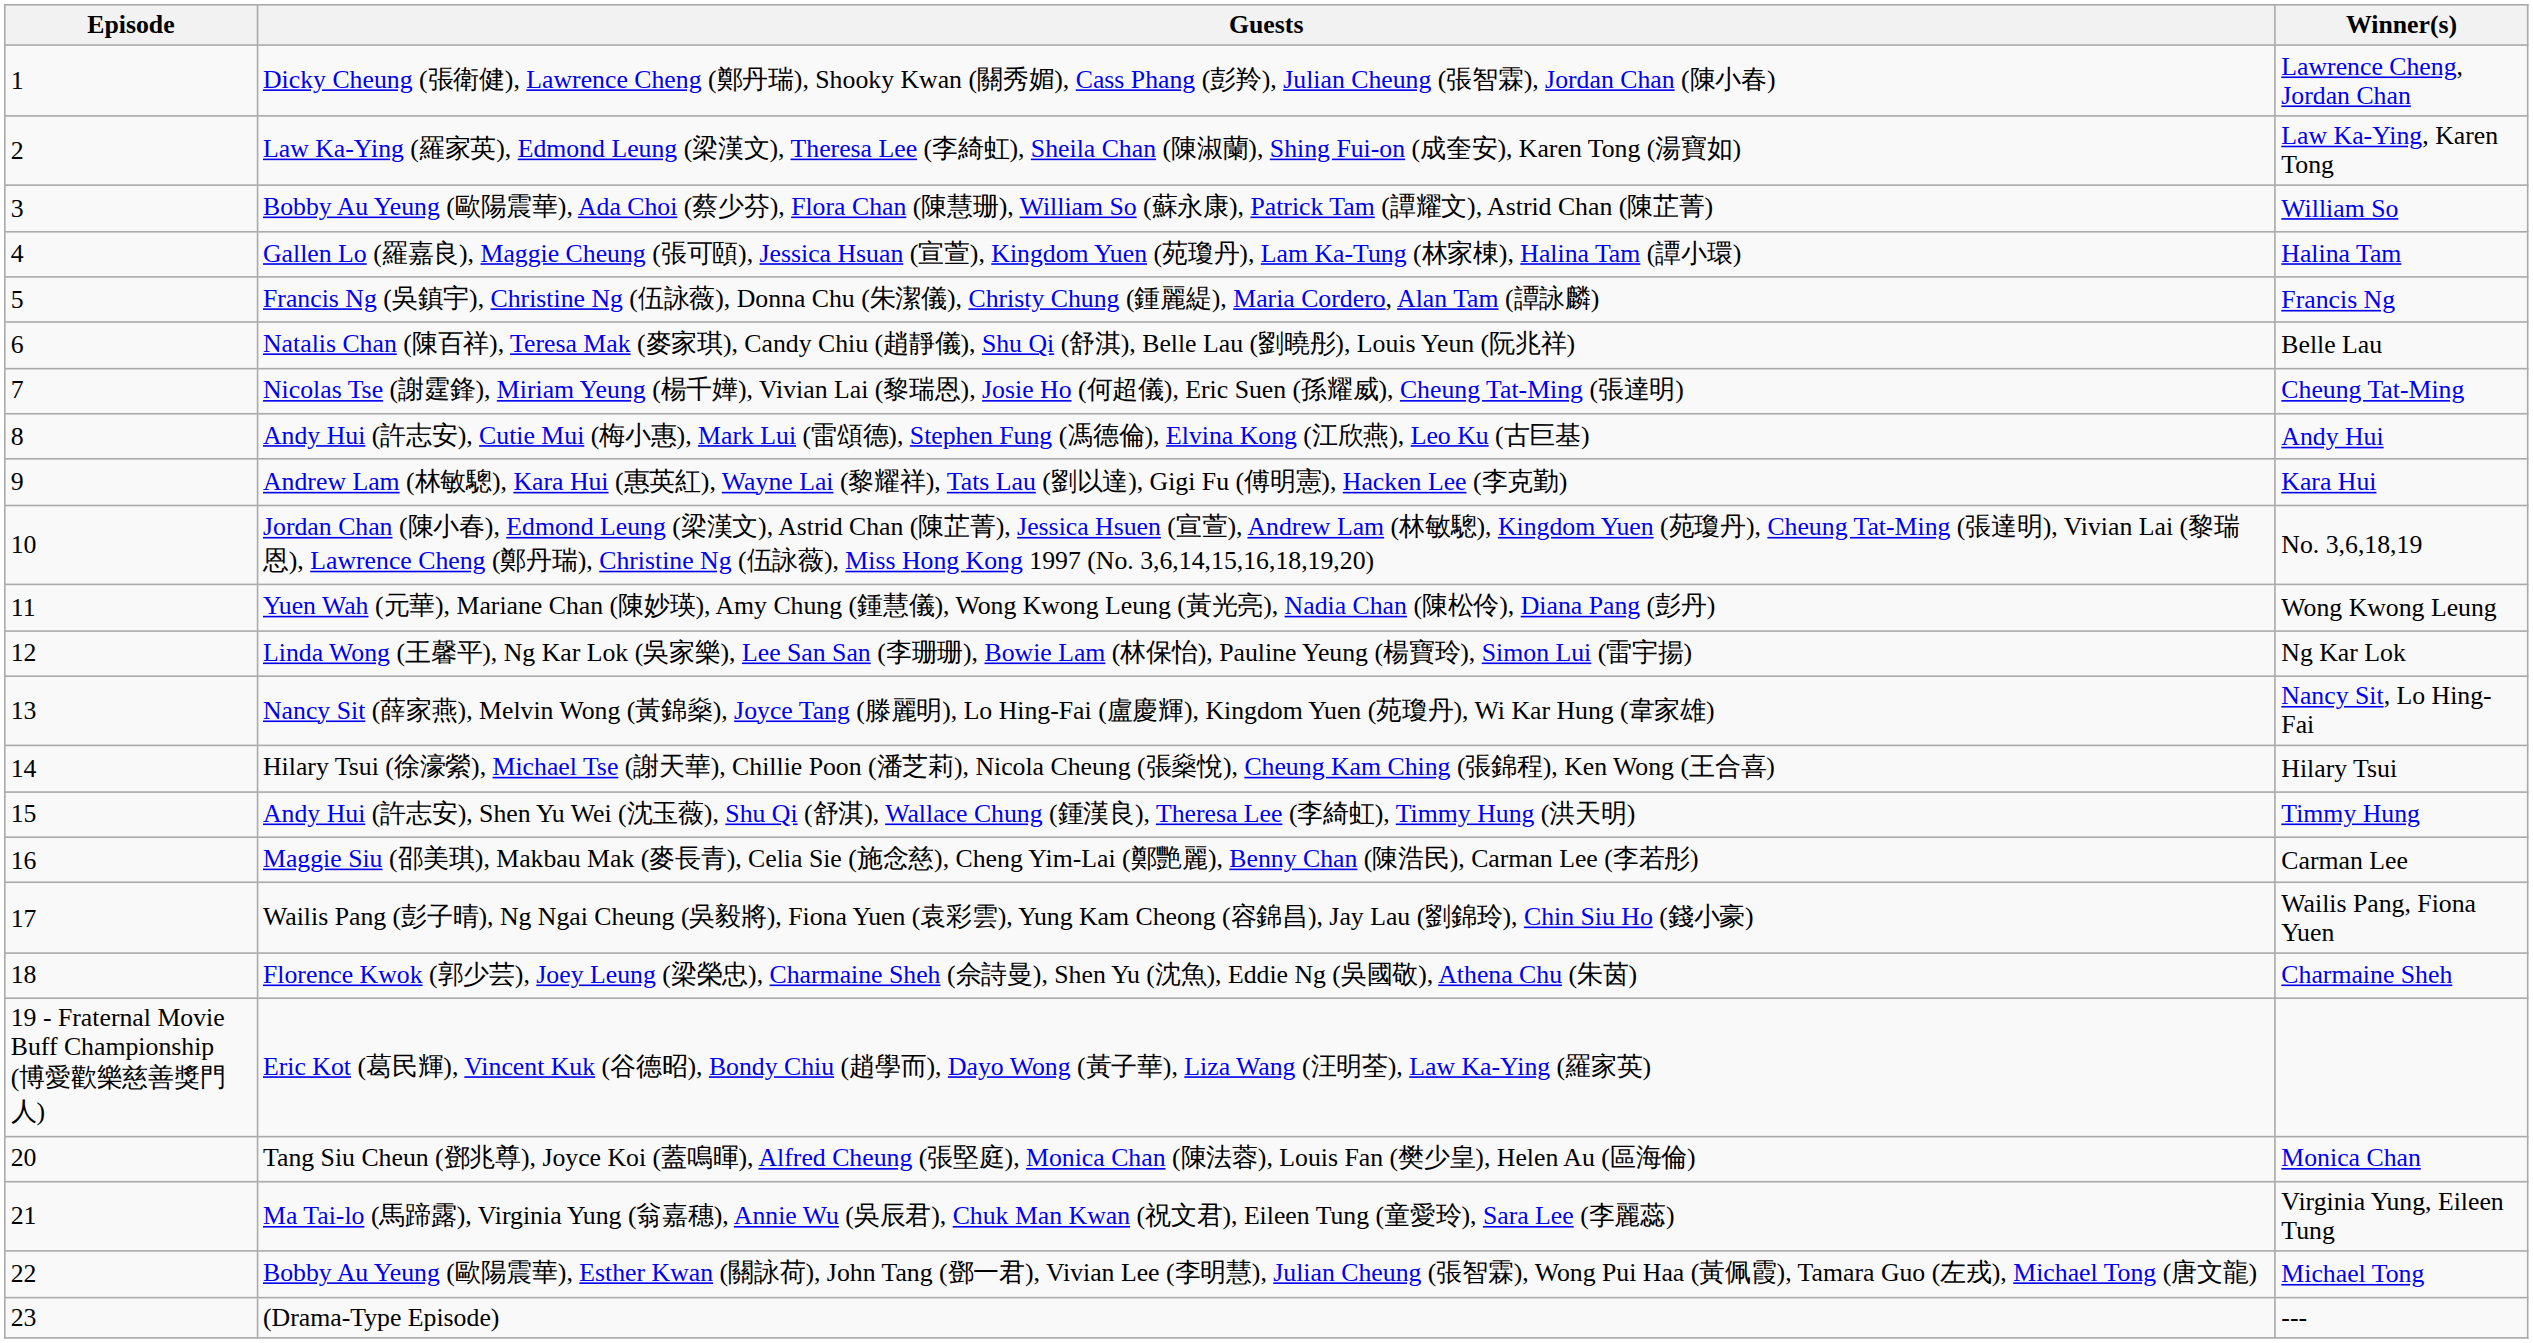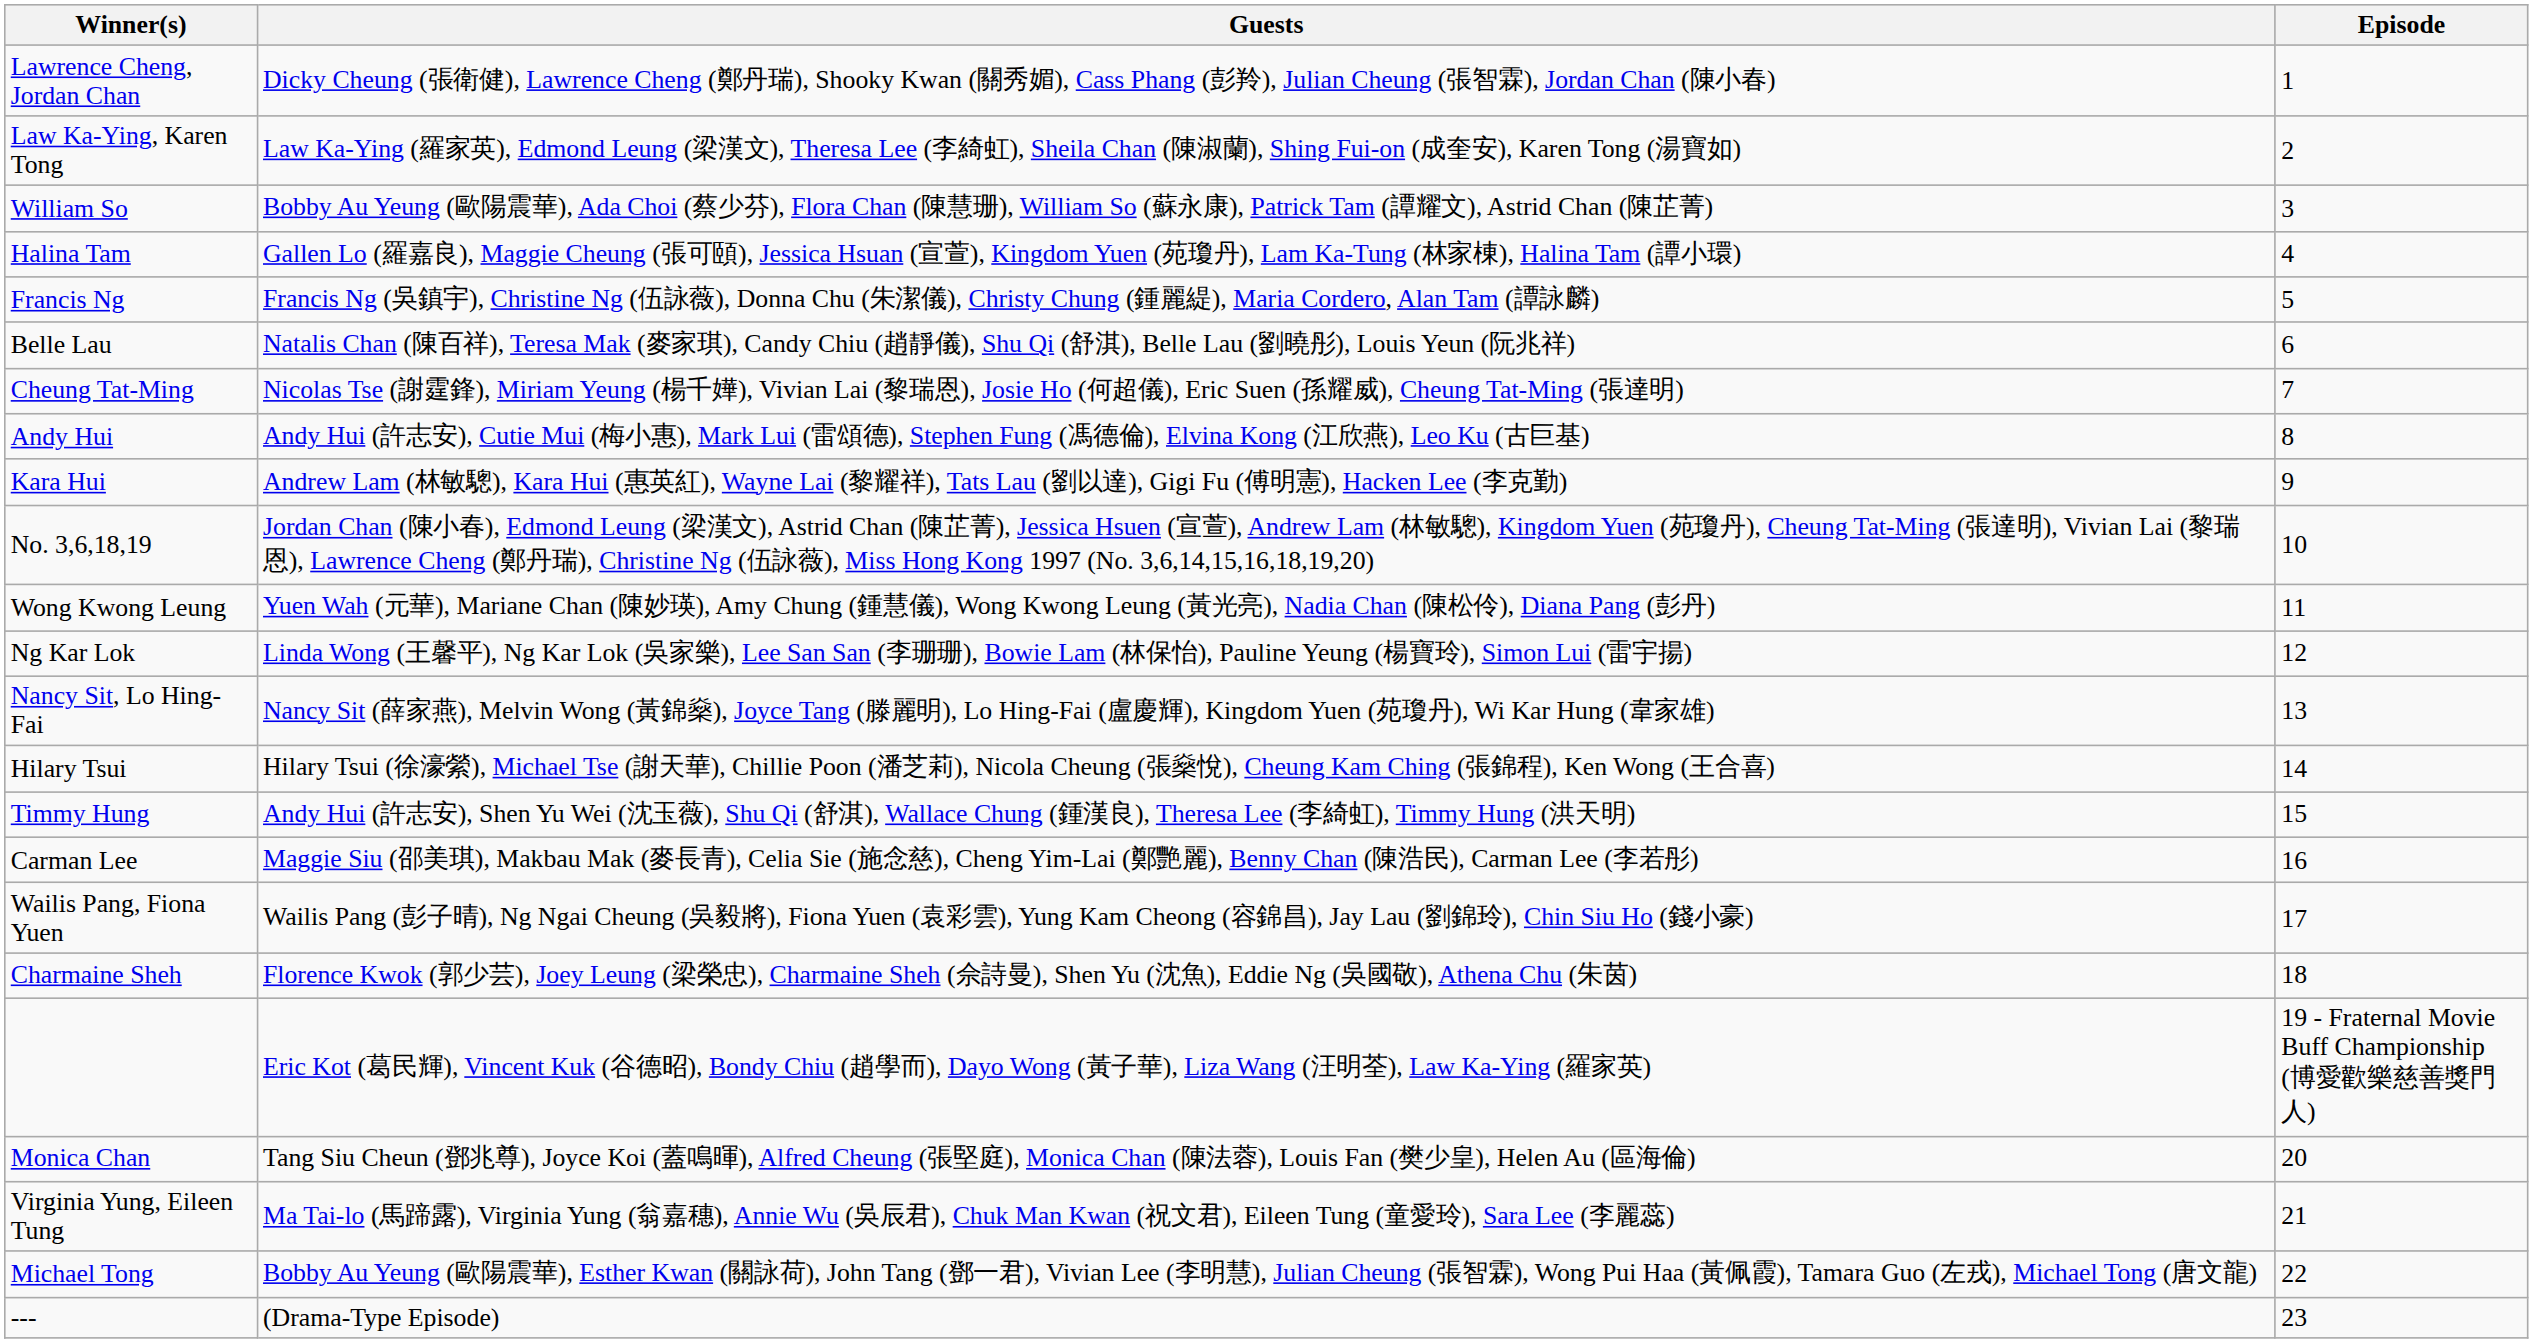columns swapped: (131, 24) <-> (2402, 24)
